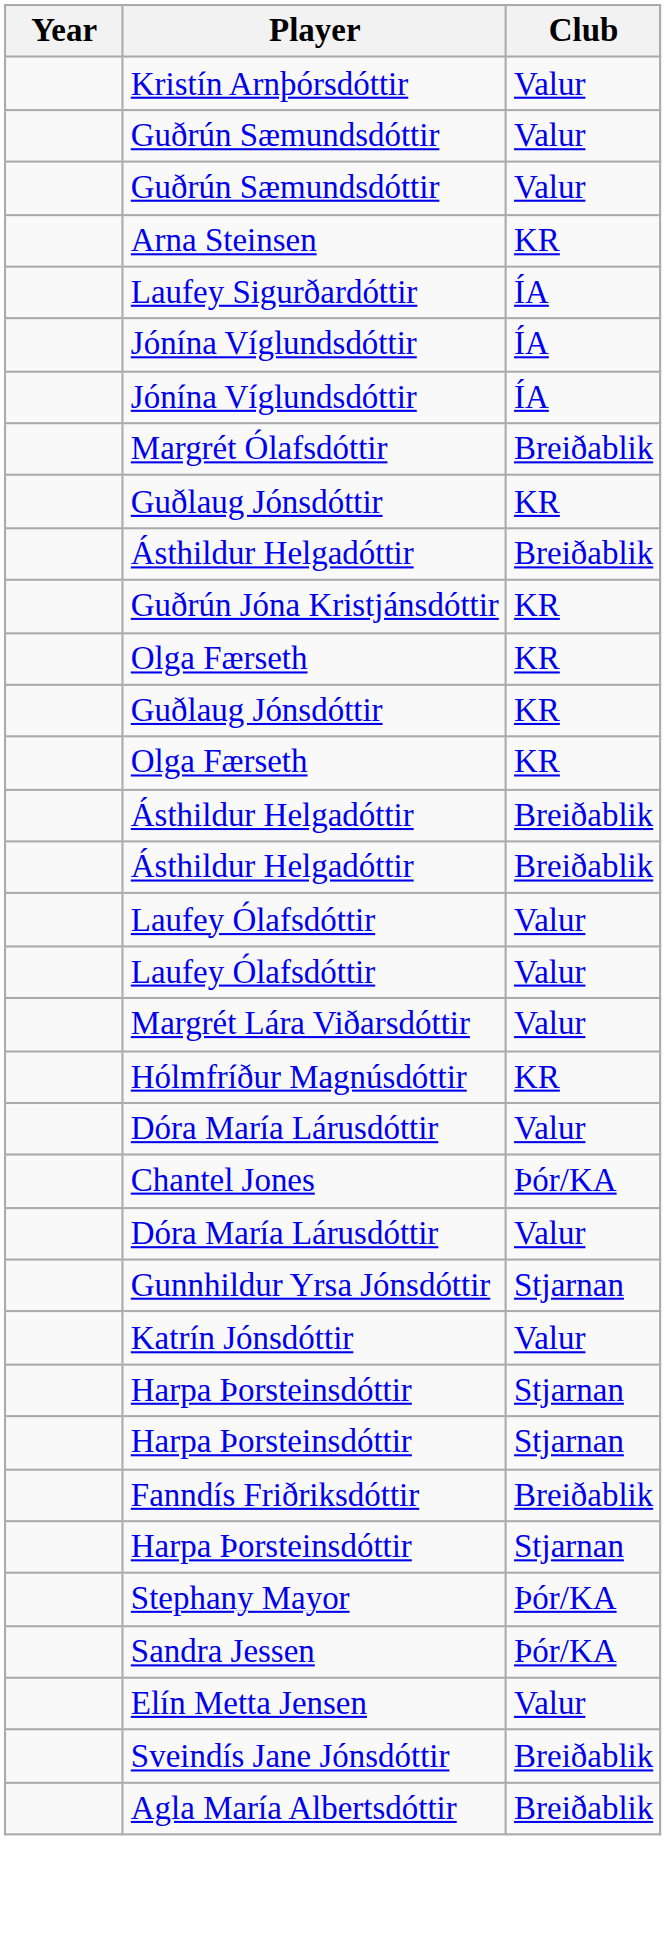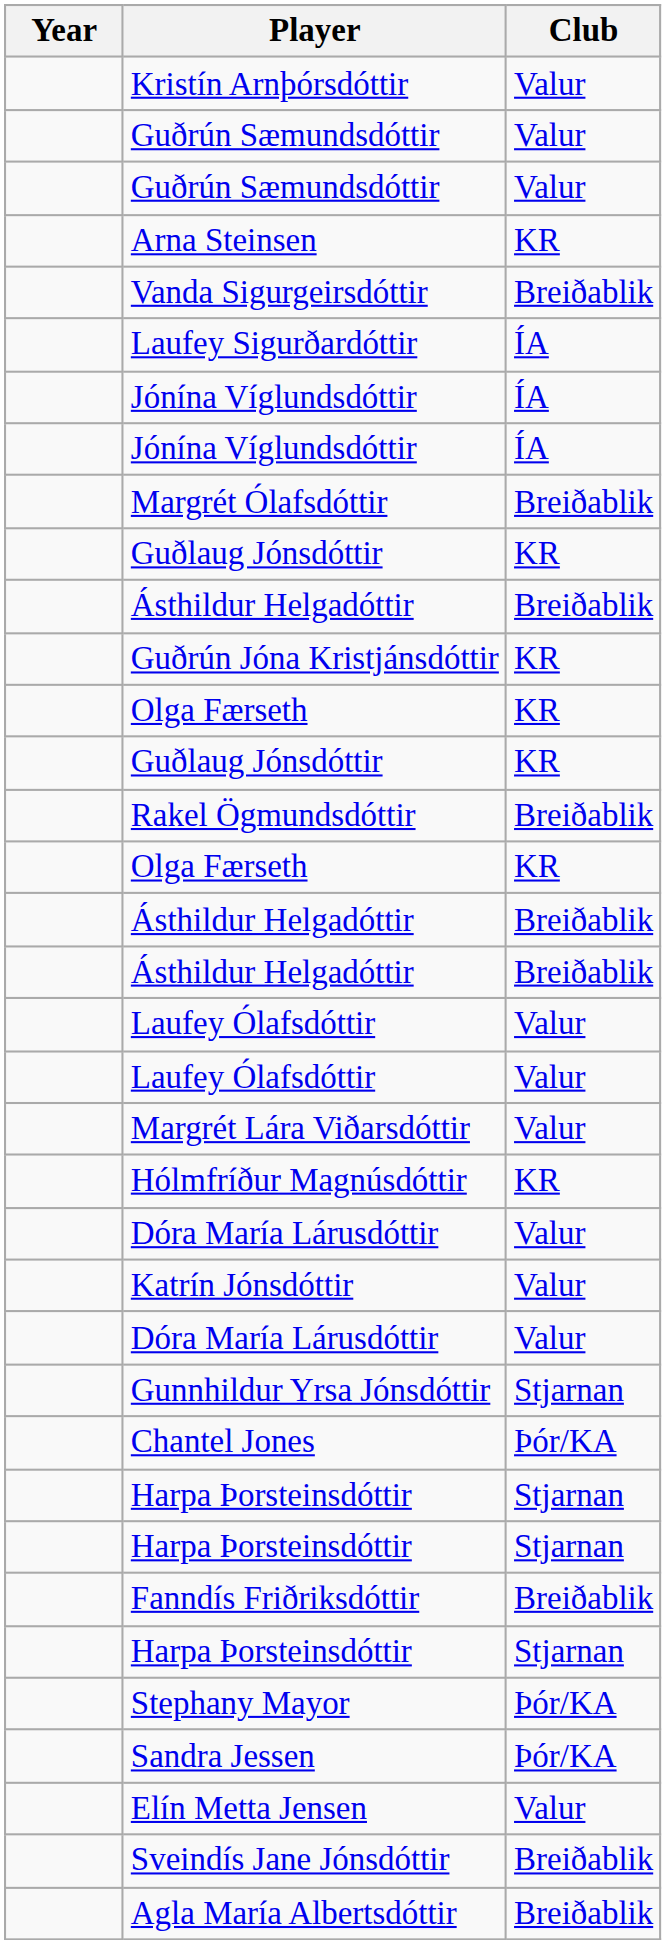+ row: (279, 291)
+ row: (273, 814)
rows swapped: (242, 1337) <-> (223, 1180)
